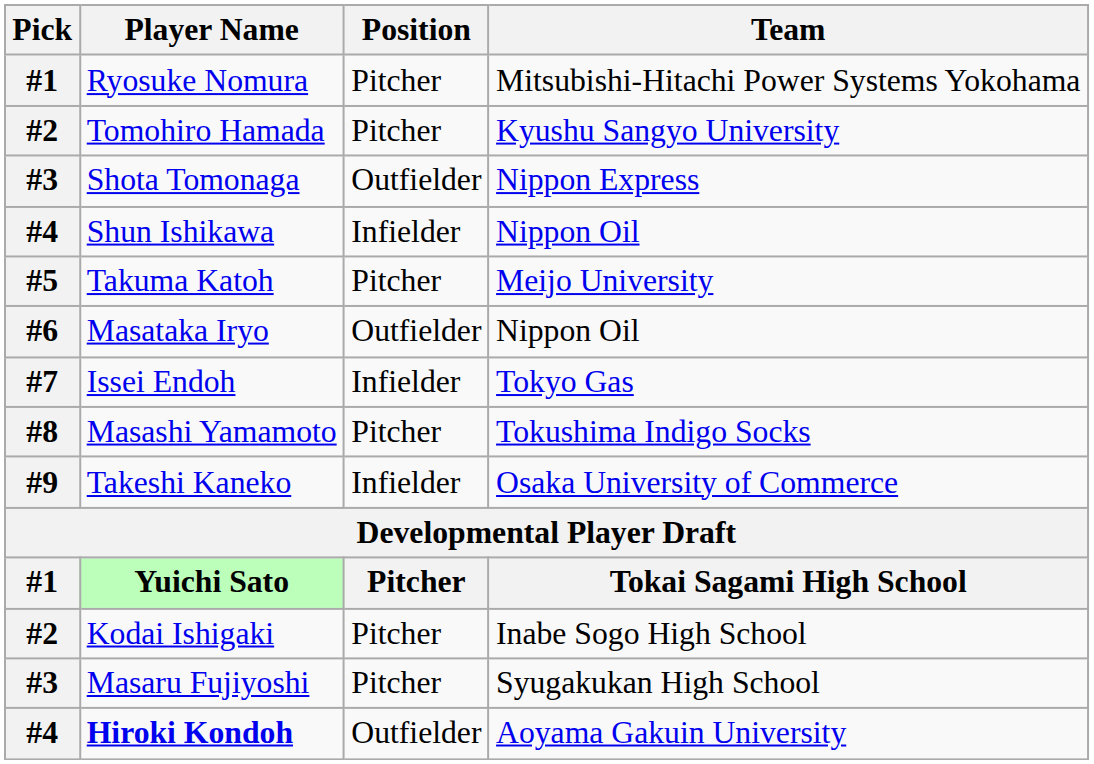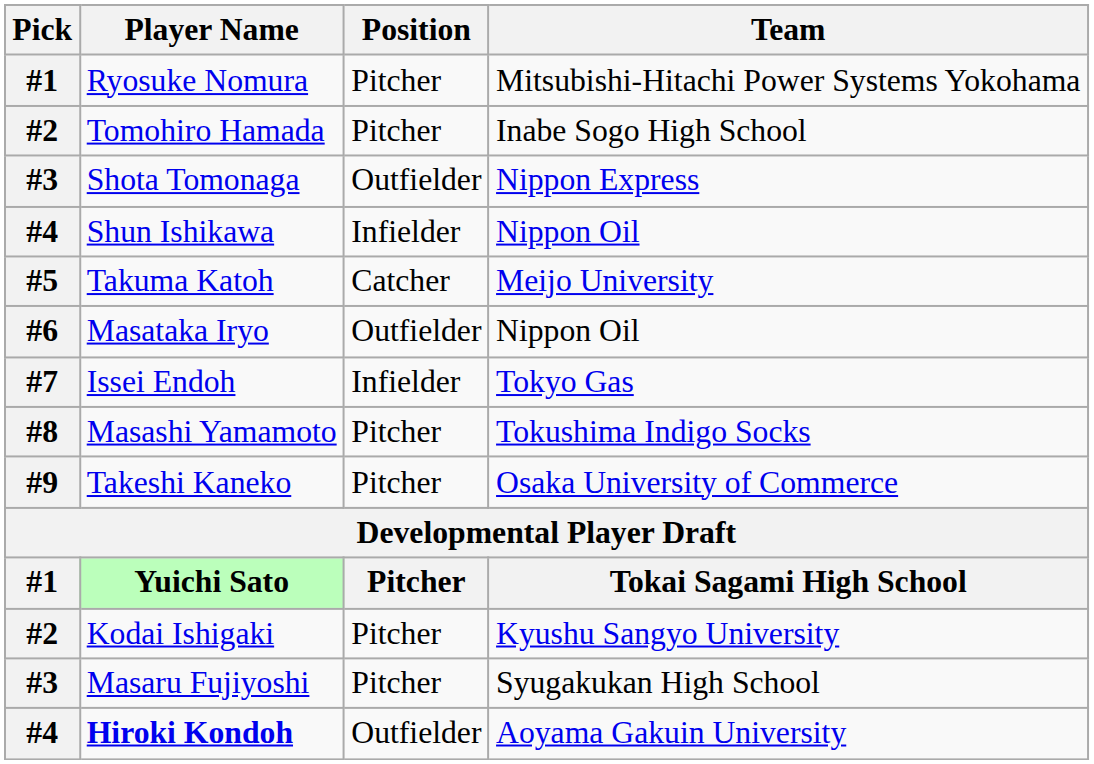(668, 130) Kyushu Sangyo University -> (651, 130) Inabe Sogo High School
(396, 280) Pitcher -> (401, 280) Catcher
(406, 481) Infielder -> (396, 481) Pitcher
(651, 632) Inabe Sogo High School -> (668, 632) Kyushu Sangyo University
